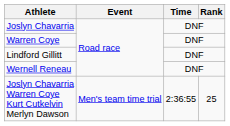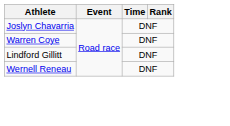- row: (40, 99)
